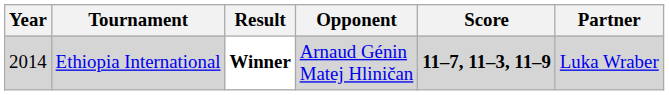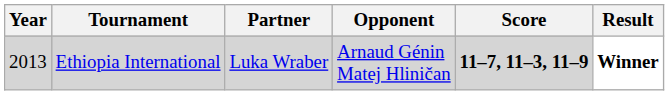columns swapped: (609, 20) <-> (260, 20)
(28, 62) 2014 -> (28, 62) 2013
